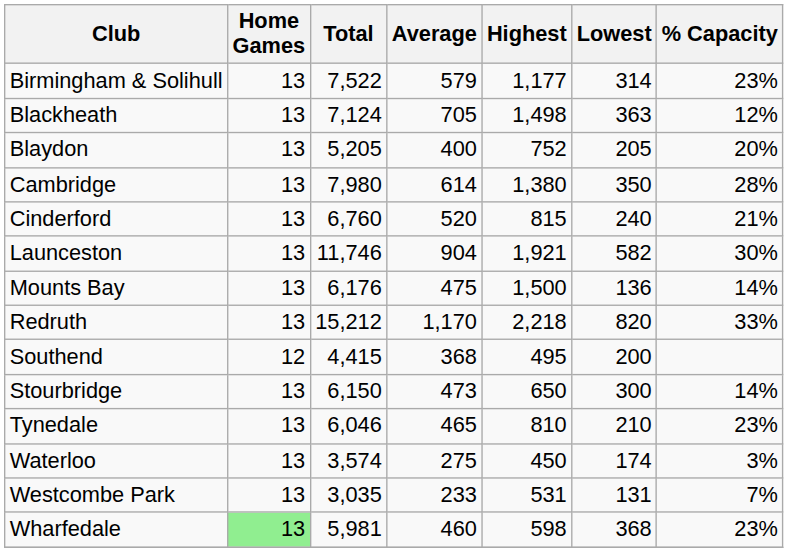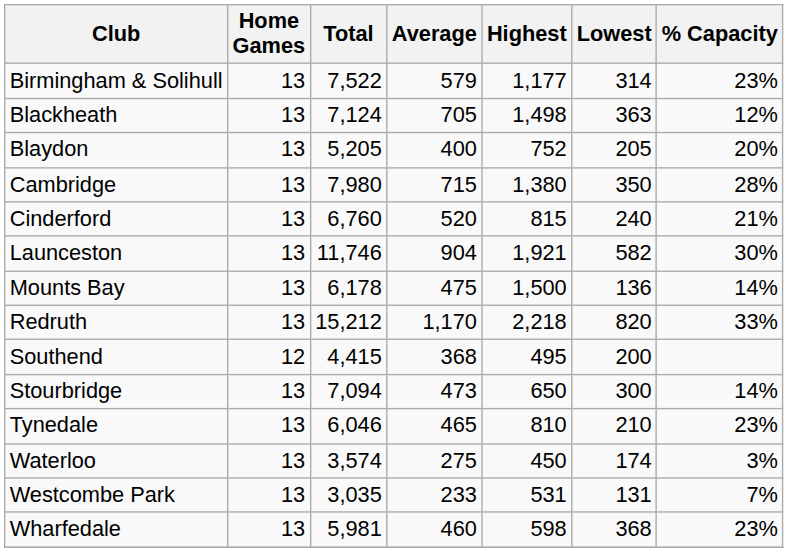(459, 184) 614 -> (459, 184) 715
(355, 287) 6,176 -> (355, 287) 6,178
(355, 391) 6,150 -> (355, 391) 7,094
(293, 529) lightgreen background -> (293, 529) no background
